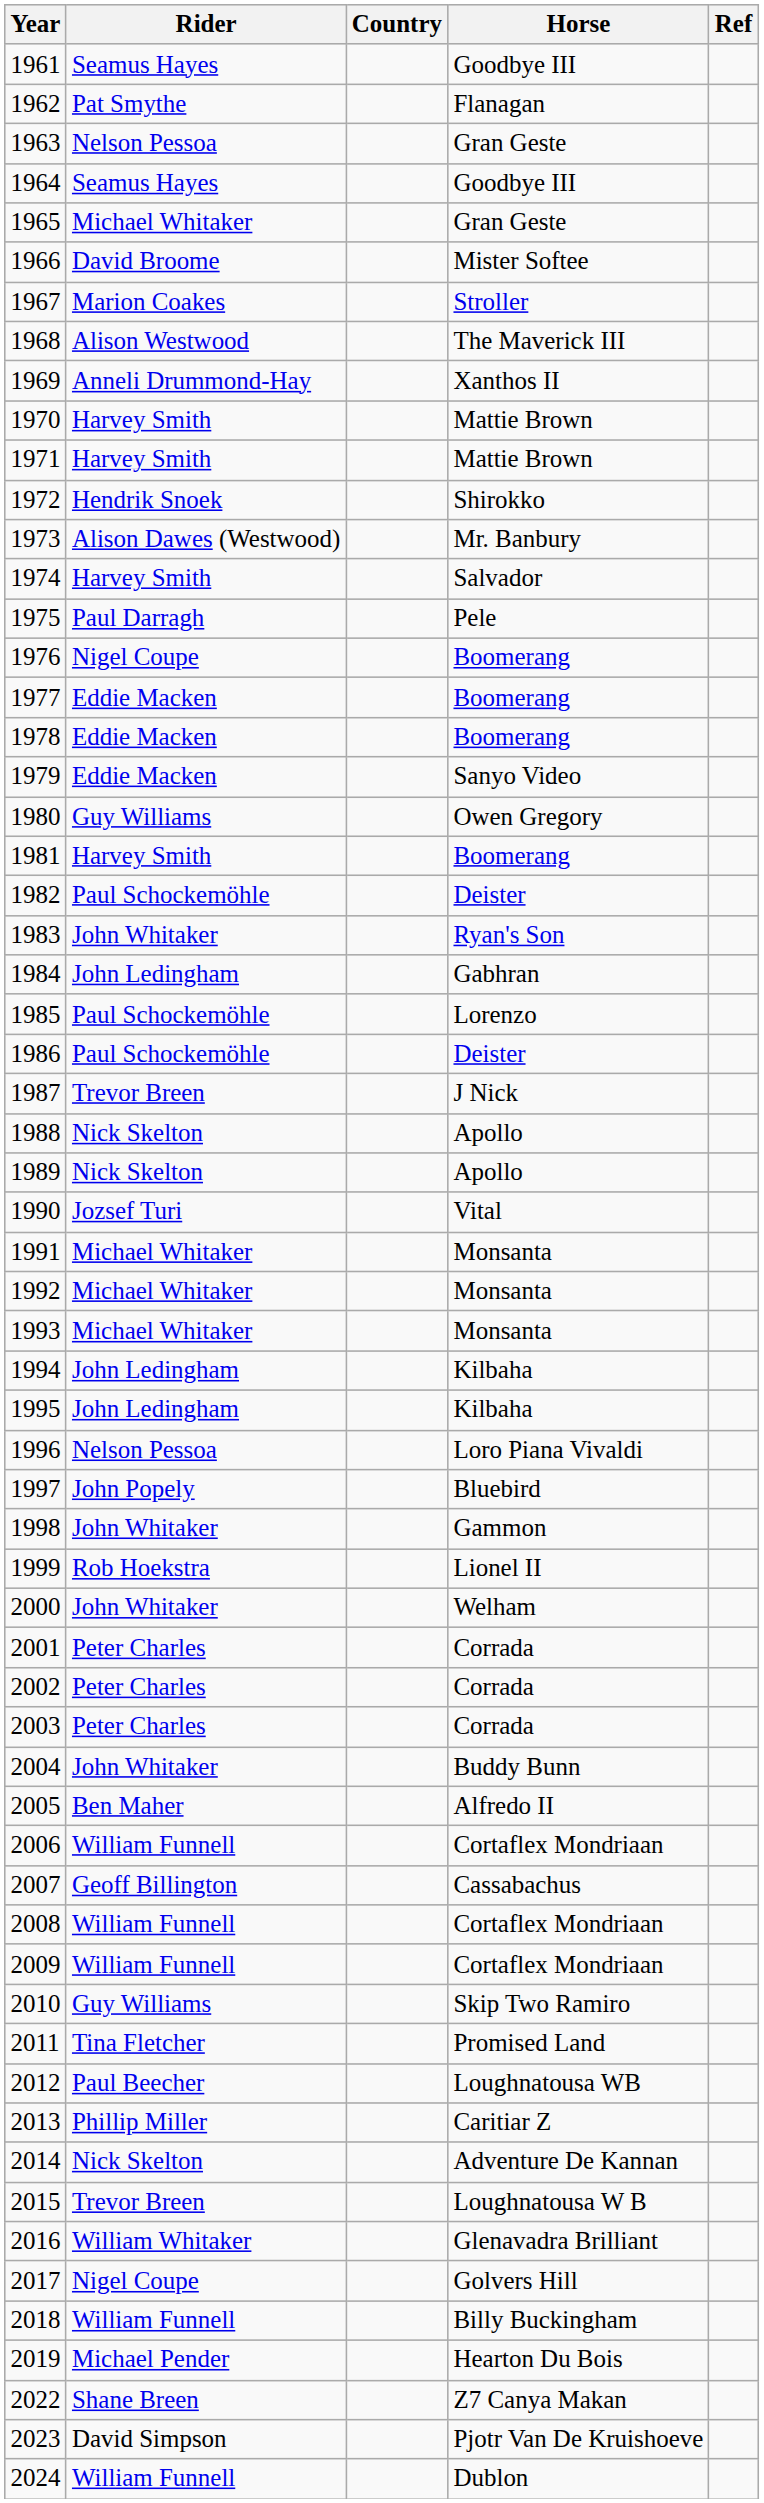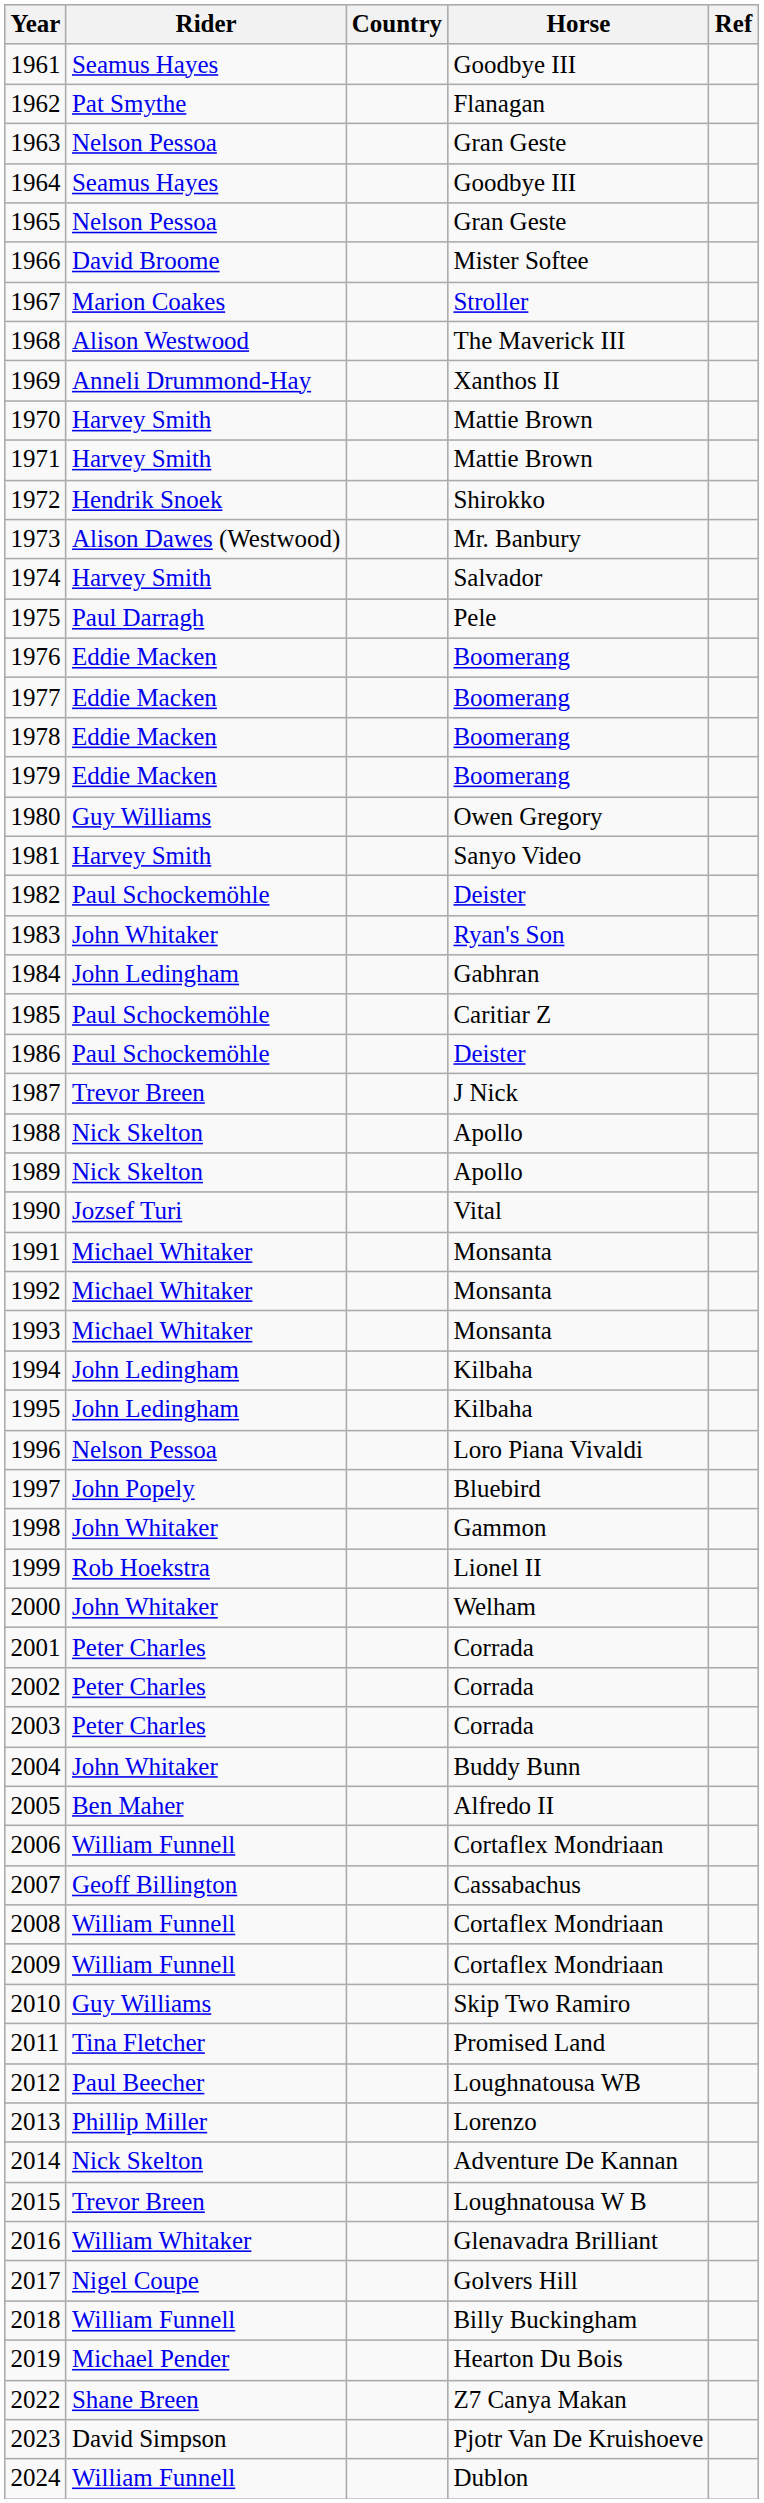(162, 222) Michael Whitaker -> (144, 222) Nelson Pessoa
(135, 657) Nigel Coupe -> (144, 657) Eddie Macken
(517, 776) Sanyo Video -> (512, 776) Boomerang
(512, 855) Boomerang -> (517, 855) Sanyo Video
(495, 1013) Lorenzo -> (502, 1013) Caritiar Z
(502, 2122) Caritiar Z -> (495, 2122) Lorenzo
